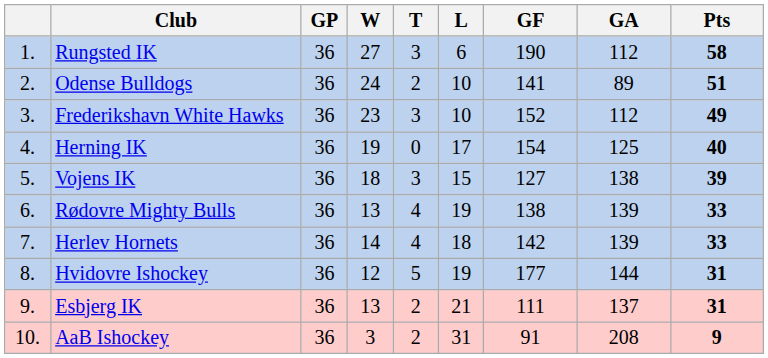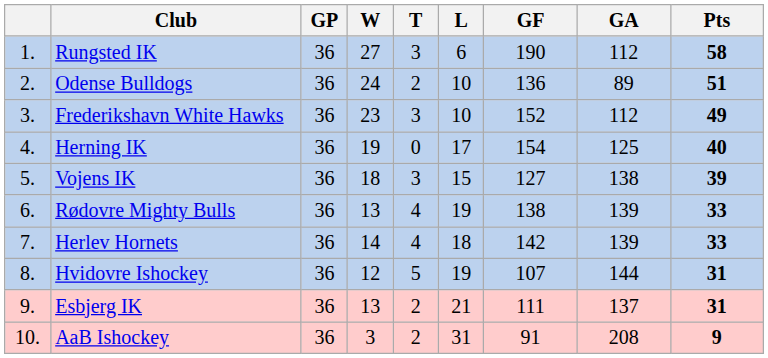(531, 83) 141 -> (531, 83) 136
(531, 274) 177 -> (531, 274) 107
